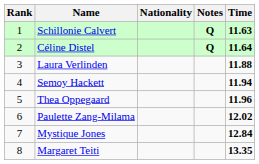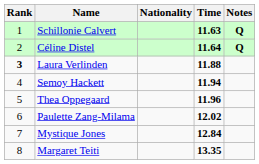columns swapped: (240, 13) <-> (210, 13)
(20, 64) normal -> (20, 64) bold
